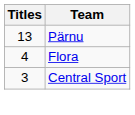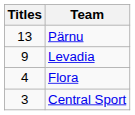+ row: (71, 57)
